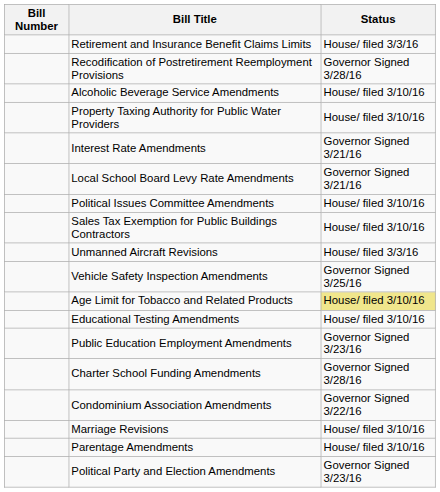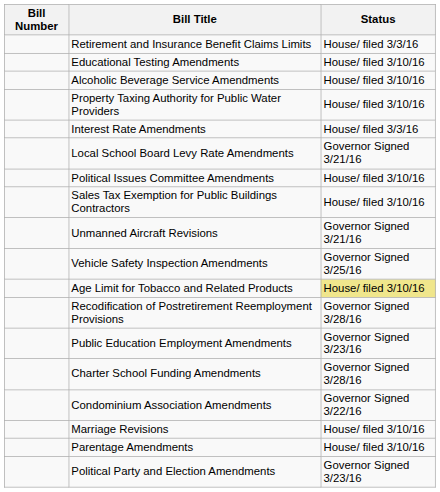rows swapped: (192, 68) <-> (155, 319)
(366, 148) Governor Signed 3/21/16 -> (371, 129) House/ filed 3/3/16
(371, 252) House/ filed 3/3/16 -> (366, 233) Governor Signed 3/21/16
